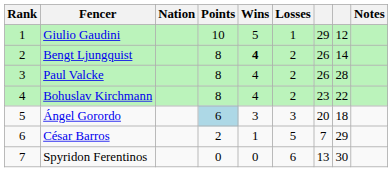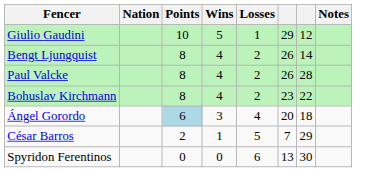- column: (22, 14)
(255, 55) bold -> (219, 55) normal
(293, 116) 3 -> (257, 116) 4
